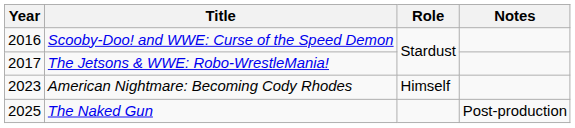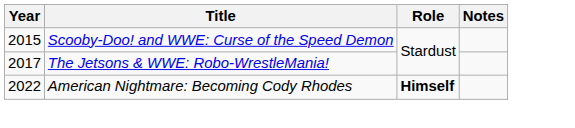(24, 39) 2016 -> (24, 39) 2015
(24, 87) 2023 -> (24, 87) 2022
(425, 87) normal -> (427, 87) bold
- row: (100, 110)
